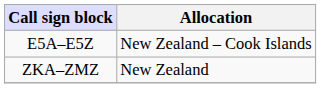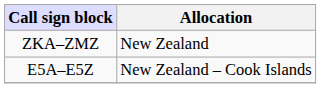rows swapped: (61, 43) <-> (61, 69)
